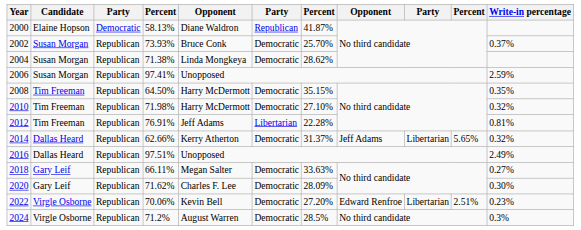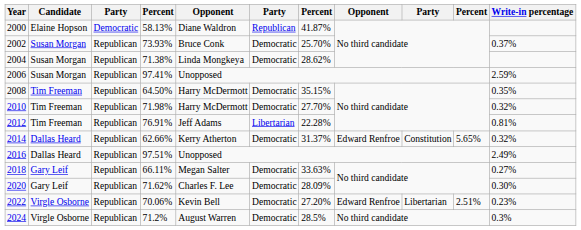(318, 107) 27.10% -> (316, 107) 27.70%
(361, 138) Jeff Adams -> (368, 138) Edward Renfroe
(428, 138) Libertarian -> (428, 138) Constitution
